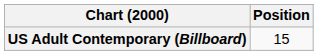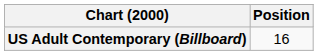(281, 38) 15 -> (281, 38) 16
